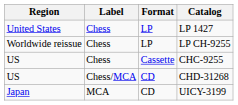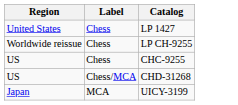- column: (158, 12)
